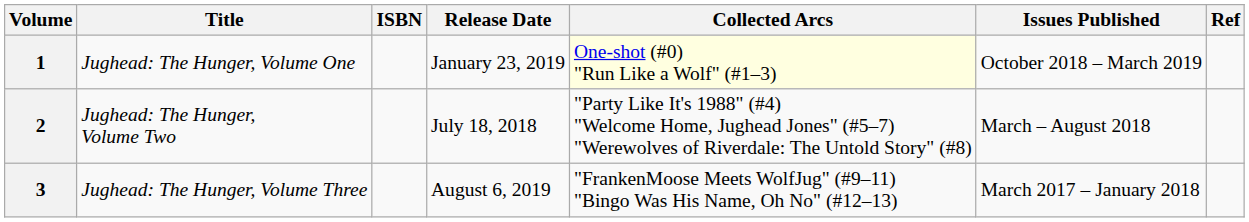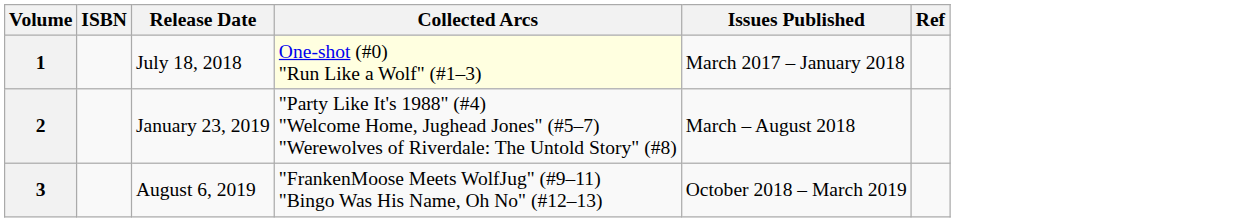- column: (224, 19)
(498, 61) January 23, 2019 -> (189, 61) July 18, 2018
(1091, 61) October 2018 – March 2019 -> (795, 61) March 2017 – January 2018
(484, 125) July 18, 2018 -> (203, 125) January 23, 2019
(1090, 189) March 2017 – January 2018 -> (796, 189) October 2018 – March 2019
